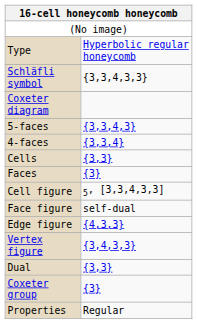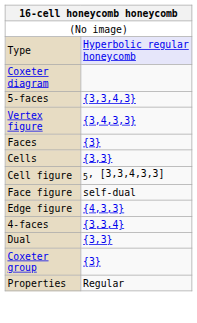(136, 50) no background -> (136, 50) lavender background
- row: (31, 78)
rows swapped: (28, 142) <-> (25, 246)
rows swapped: (22, 158) <-> (22, 174)
